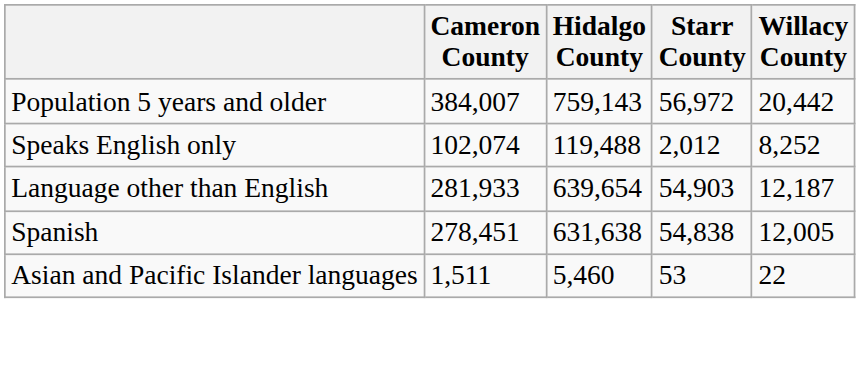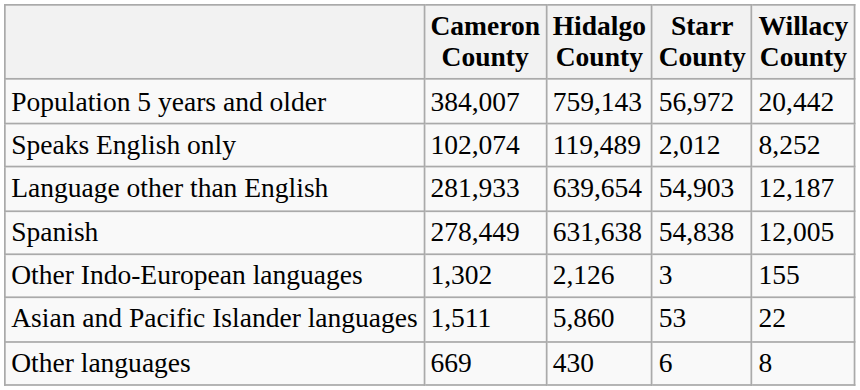(597, 144) 119,488 -> (597, 144) 119,489
(475, 231) 278,451 -> (475, 231) 278,449
+ row: (187, 275)
(584, 275) 5,460 -> (584, 319) 5,860
+ row: (101, 362)
